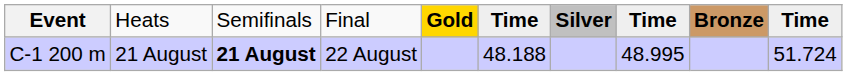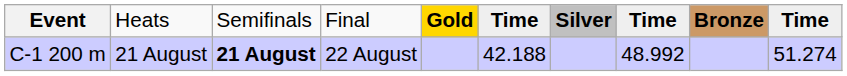(515, 53) 48.188 -> (515, 53) 42.188
(653, 53) 48.995 -> (653, 53) 48.992
(805, 53) 51.724 -> (805, 53) 51.274
